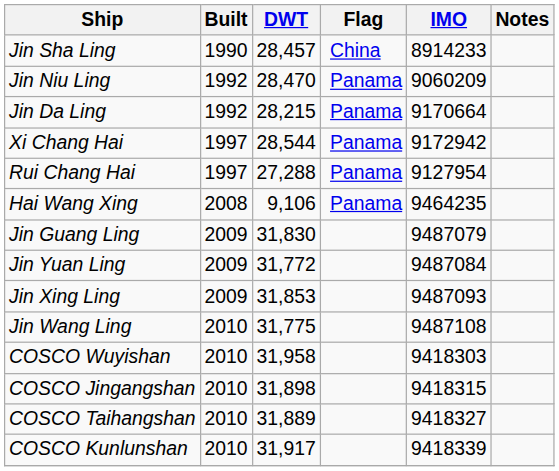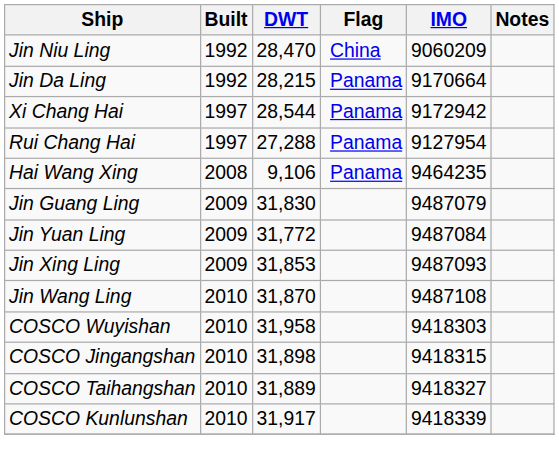- row: (62, 50)
(363, 81) Panama -> (353, 50) China
(286, 326) 31,775 -> (286, 296) 31,870
